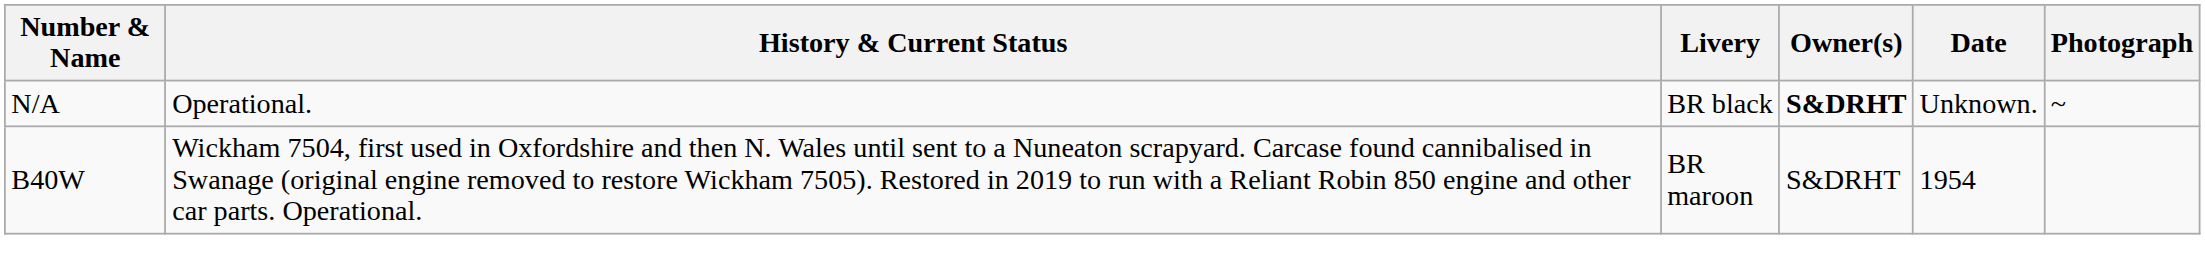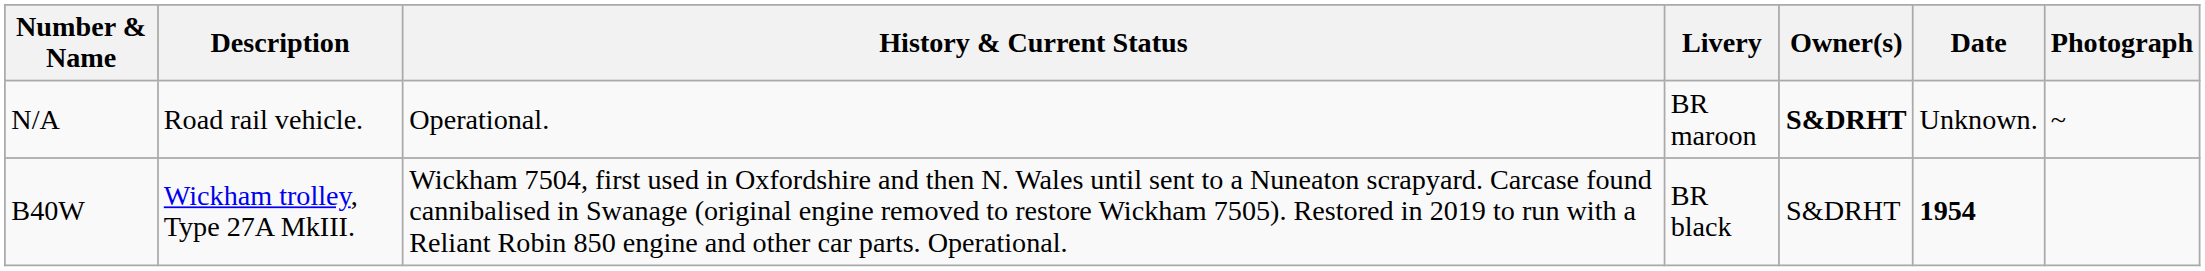+ column: (280, 42)
(1720, 103) BR black -> (1714, 119) BR maroon
(1710, 179) BR maroon -> (1701, 211) BR black
(1948, 179) normal -> (1948, 211) bold
